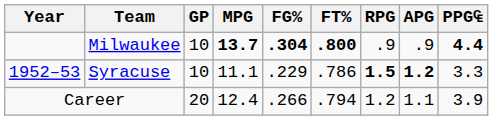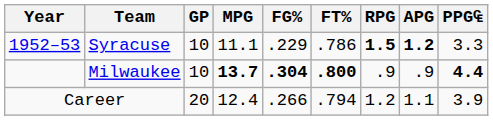rows swapped: (129, 74) <-> (135, 46)
